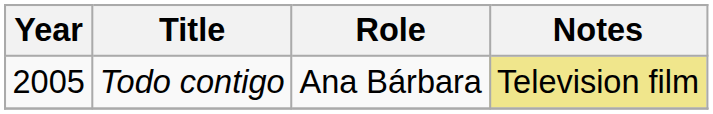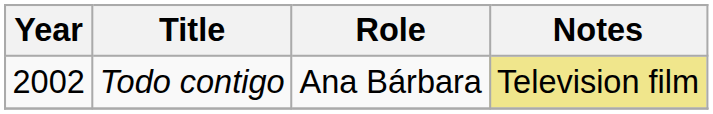(49, 81) 2005 -> (49, 81) 2002
